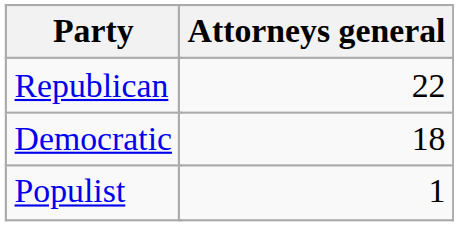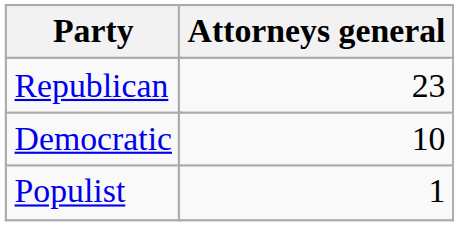(429, 84) 22 -> (429, 84) 23
(429, 138) 18 -> (429, 138) 10
